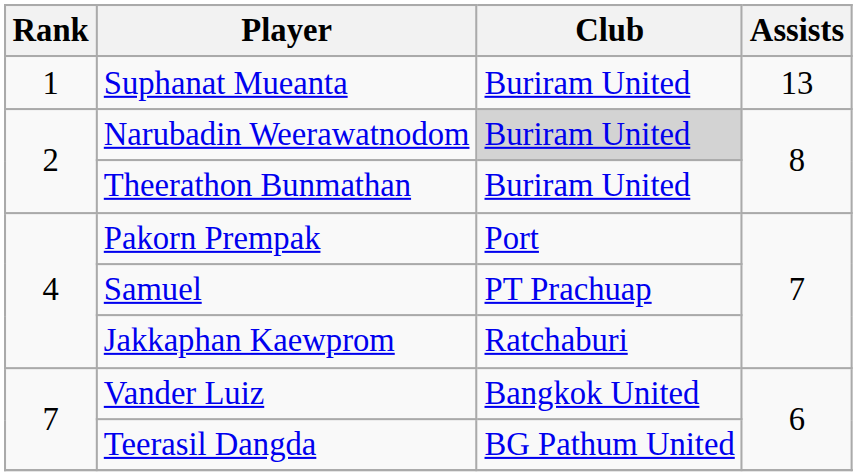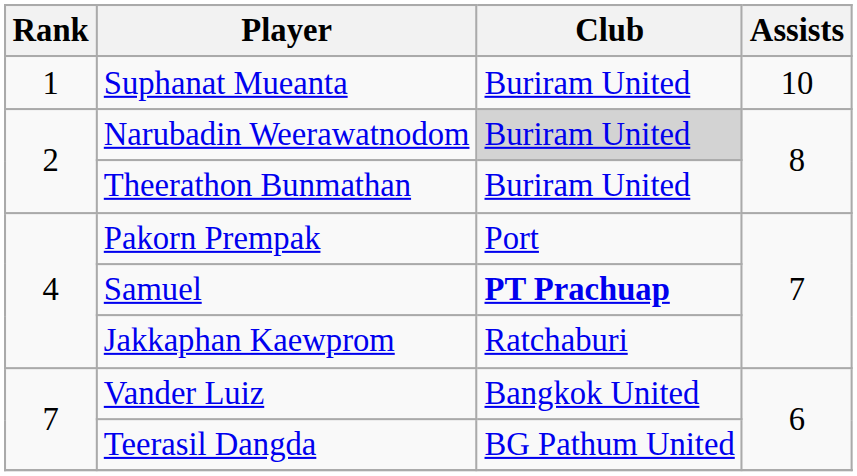(797, 82) 13 -> (797, 82) 10
(568, 289) normal -> (577, 289) bold
